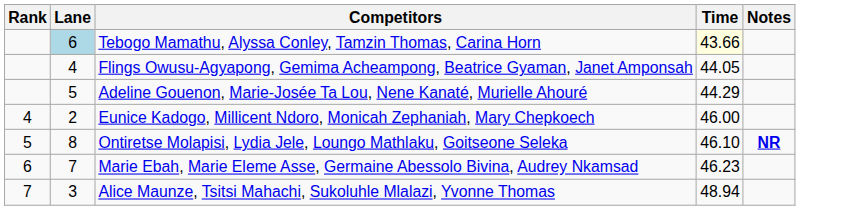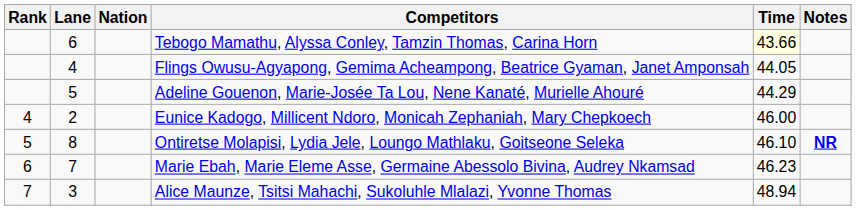+ column: (123, 17)
(73, 42) lightblue background -> (73, 42) no background
